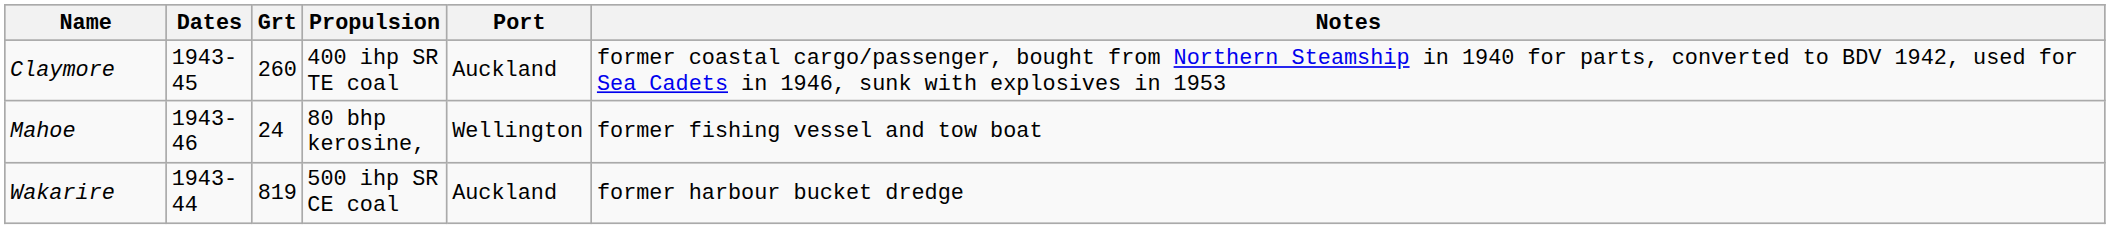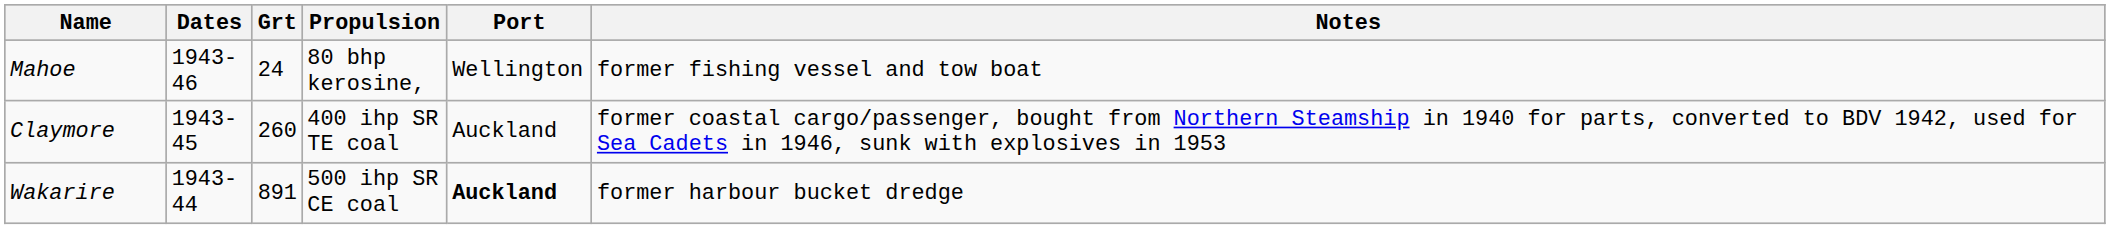rows swapped: (62, 71) <-> (43, 132)
(277, 192) 819 -> (277, 192) 891
(505, 192) normal -> (505, 192) bold
